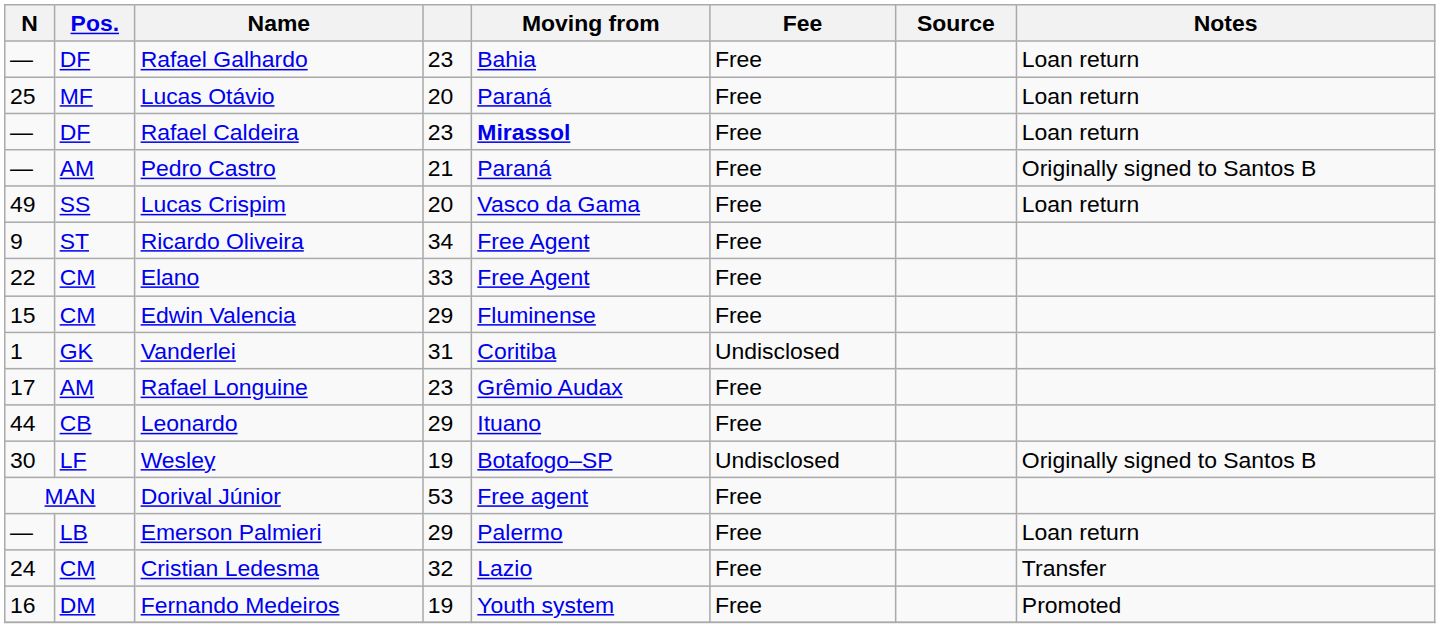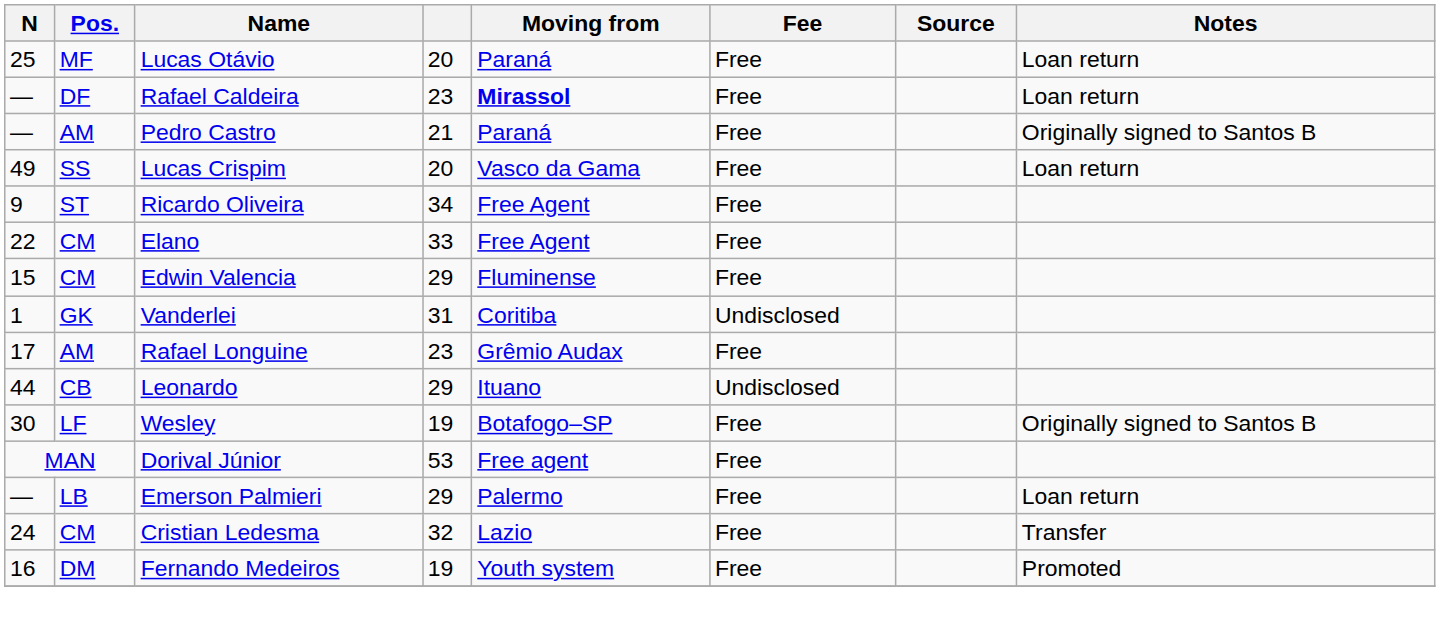- row: (224, 59)
(739, 423) Free -> (777, 386) Undisclosed
(777, 459) Undisclosed -> (739, 423) Free
